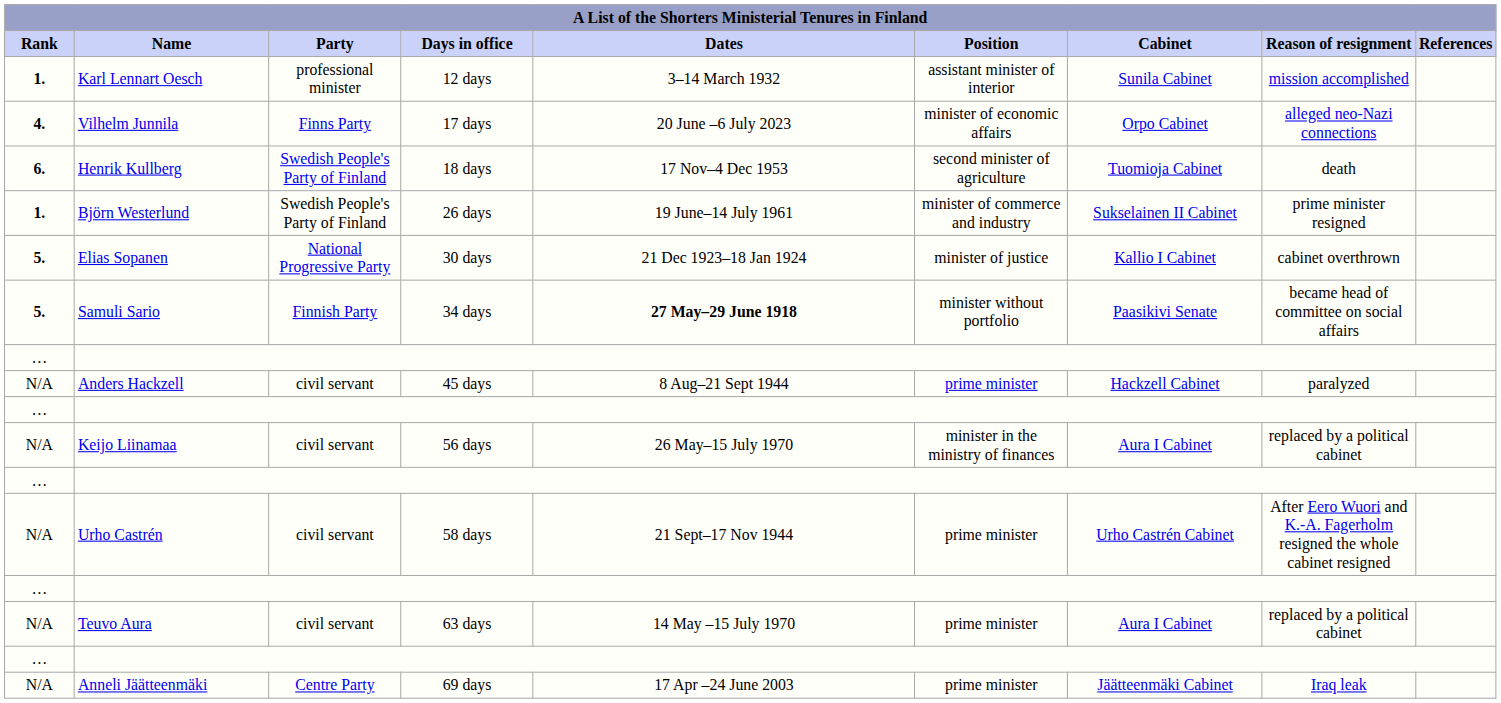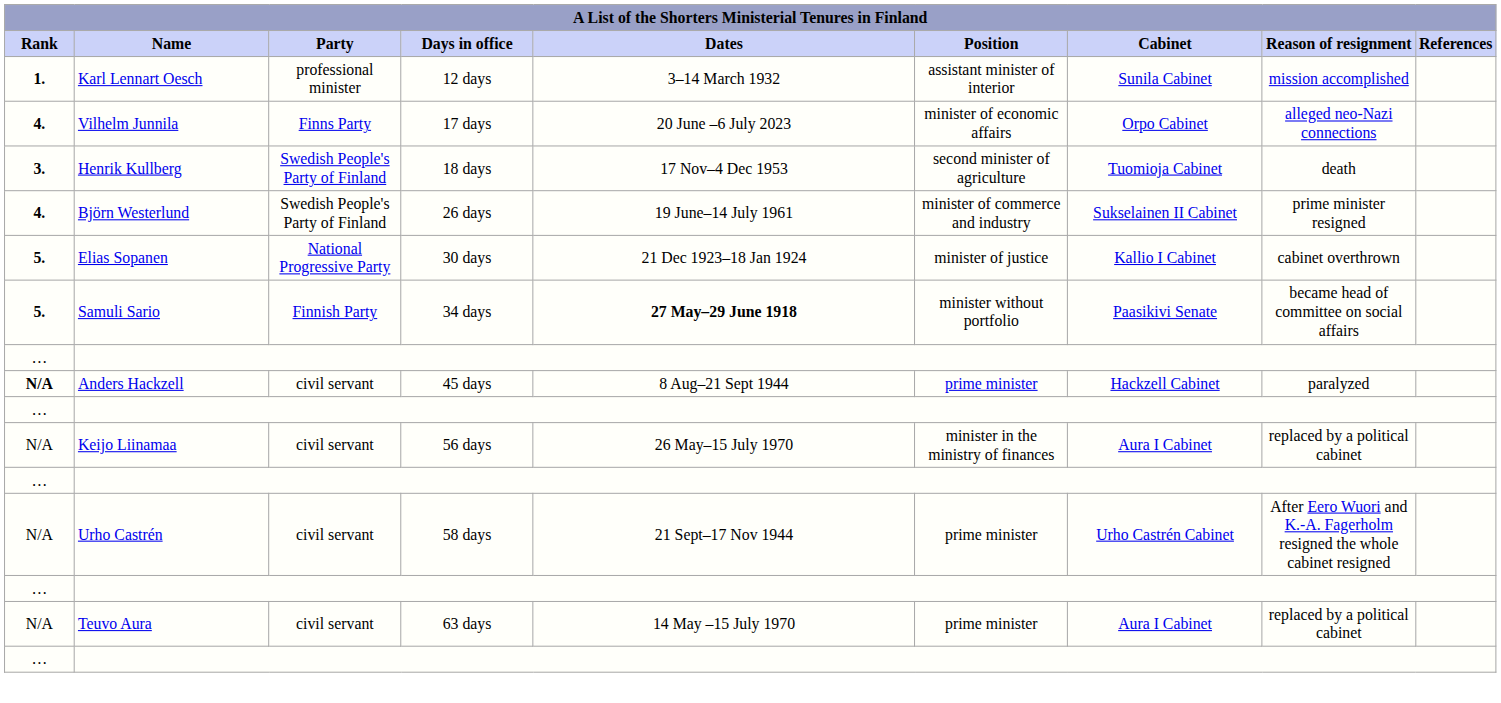(39, 168) 6. -> (39, 168) 3.
(39, 213) 1. -> (39, 213) 4.
(39, 383) normal -> (39, 383) bold
- row: (143, 685)
